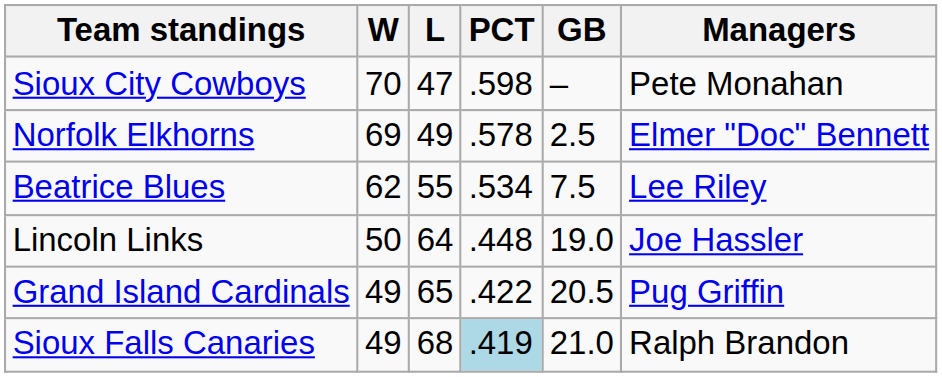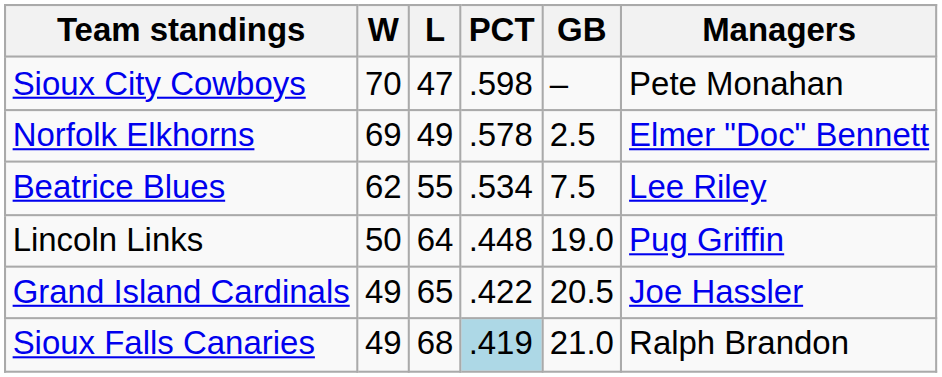(716, 239) Joe Hassler -> (707, 239) Pug Griffin
(707, 291) Pug Griffin -> (716, 291) Joe Hassler
